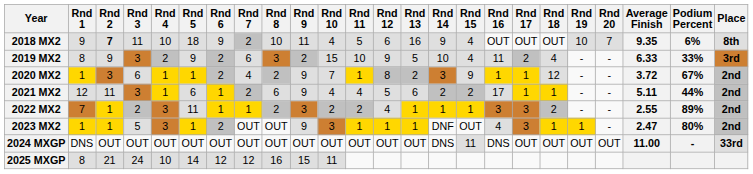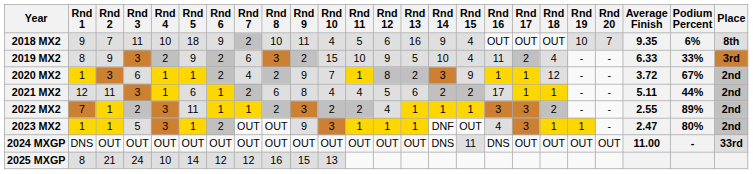(110, 41) bold -> (110, 41) normal
(304, 92) 9 -> (304, 92) 8
(332, 160) 11 -> (332, 160) 13
